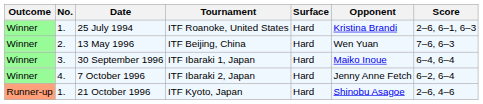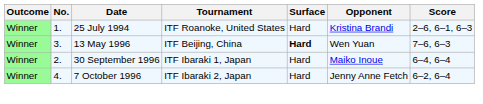(61, 43) 2. -> (58, 43) 3.
(304, 43) normal -> (300, 43) bold
(61, 59) 3. -> (58, 59) 2.
- row: (114, 91)
